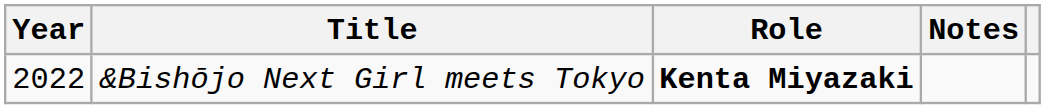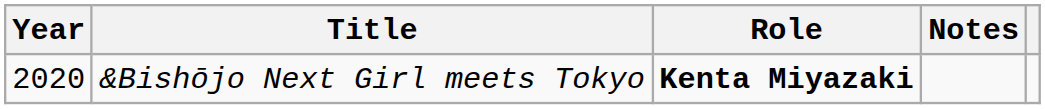(49, 79) 2022 -> (49, 79) 2020
